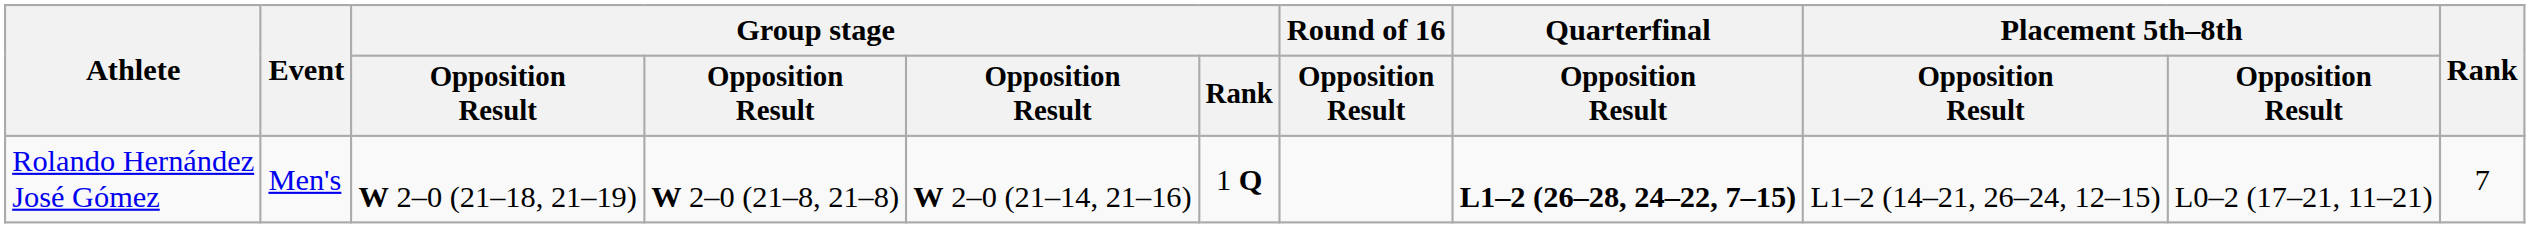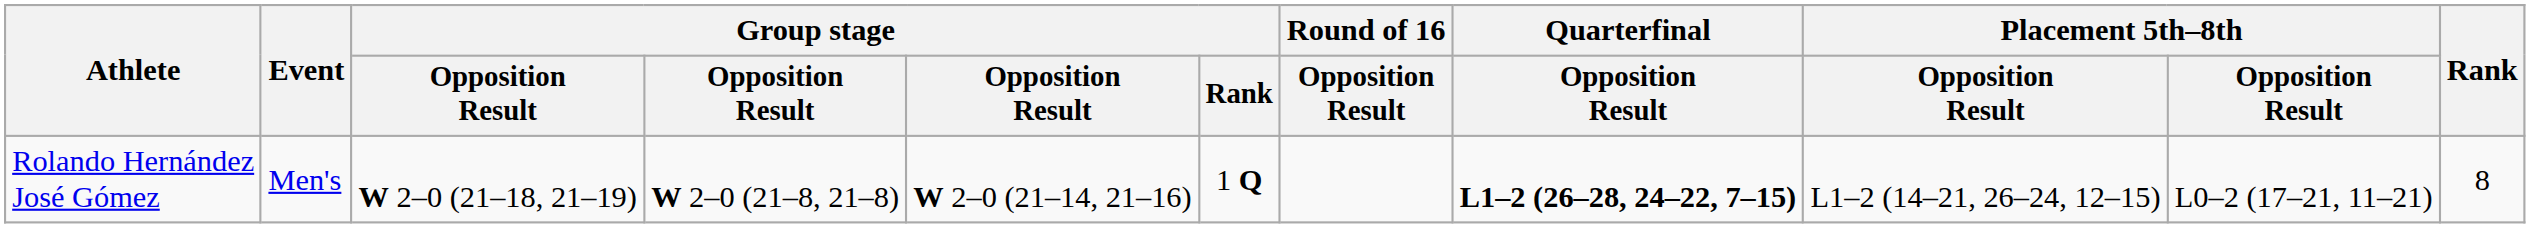(2482, 179) 7 -> (2482, 179) 8
